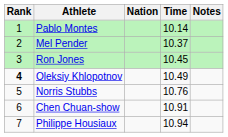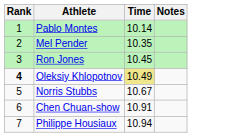- column: (143, 12)
(175, 44) 10.37 -> (139, 44) 10.35
(175, 76) no background -> (139, 76) khaki background
(175, 92) 10.76 -> (139, 92) 10.67
